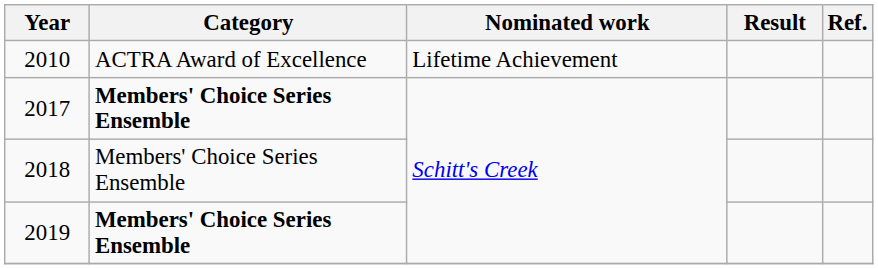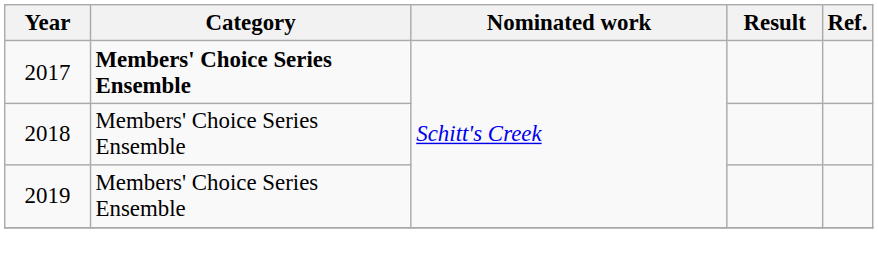- row: (47, 58)
(213, 232) bold -> (207, 195) normal
